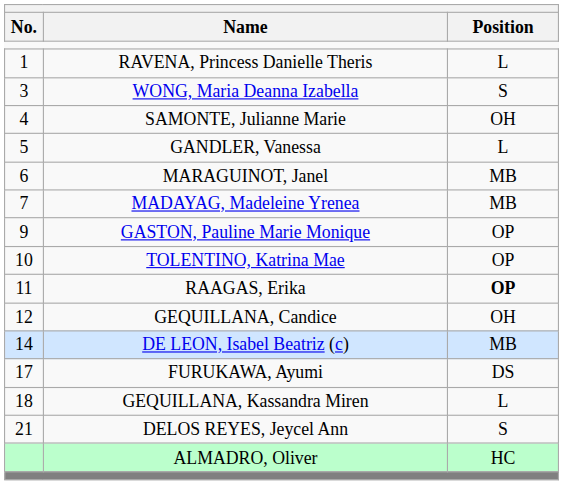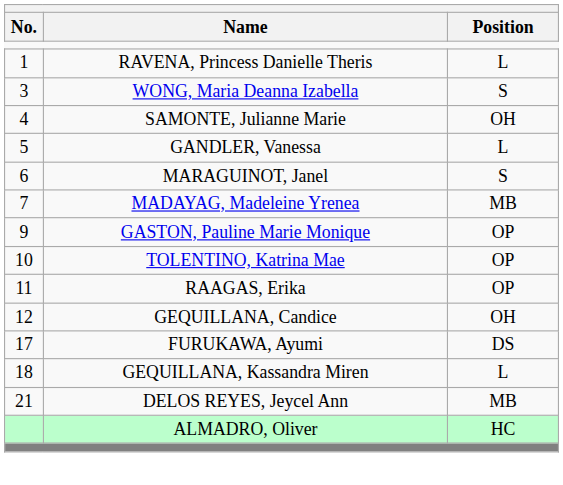(503, 175) MB -> (503, 175) S
(503, 288) bold -> (503, 288) normal
- row: (24, 344)
(503, 429) S -> (503, 401) MB
